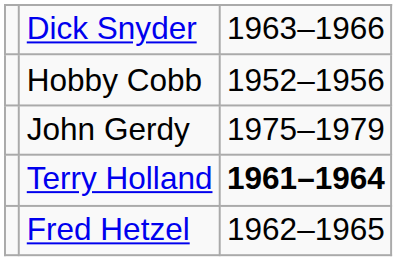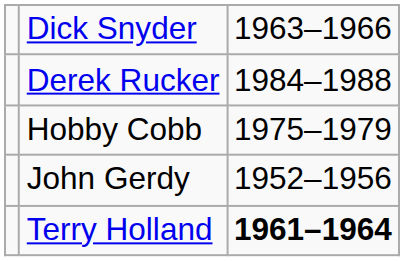+ row: (123, 79)
(306, 79) 1952–1956 -> (313, 129) 1975–1979
(306, 129) 1975–1979 -> (313, 179) 1952–1956
- row: (108, 229)
